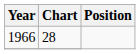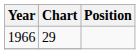(49, 37) 28 -> (49, 37) 29
